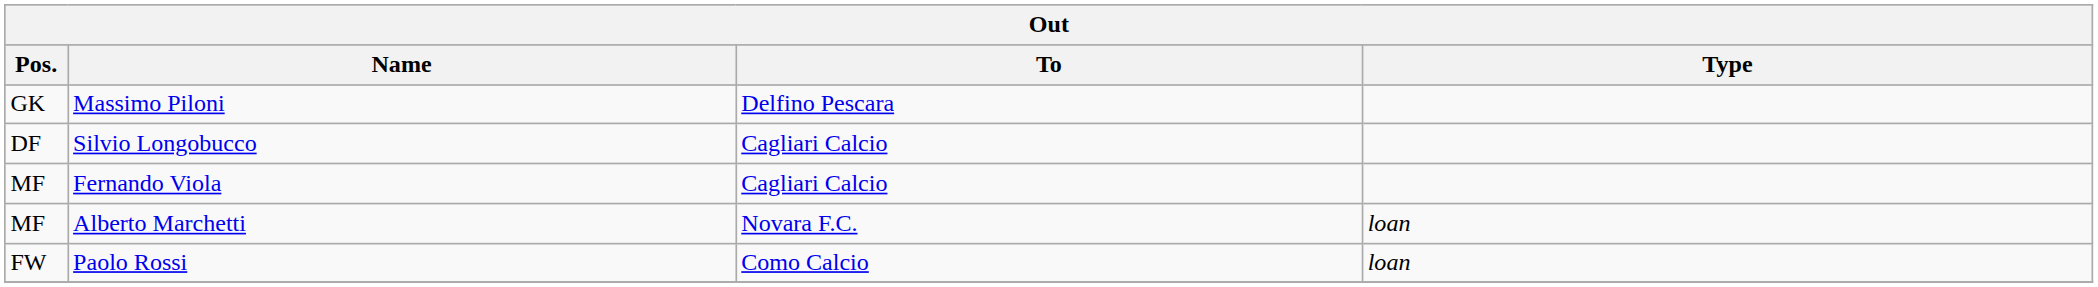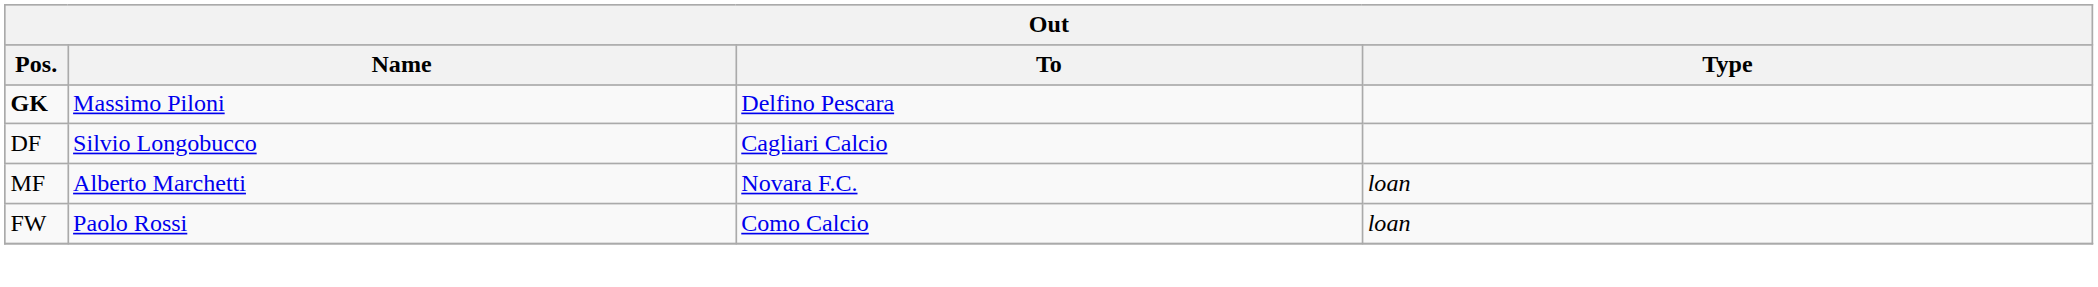(28, 104) normal -> (29, 104) bold
- row: (147, 183)
